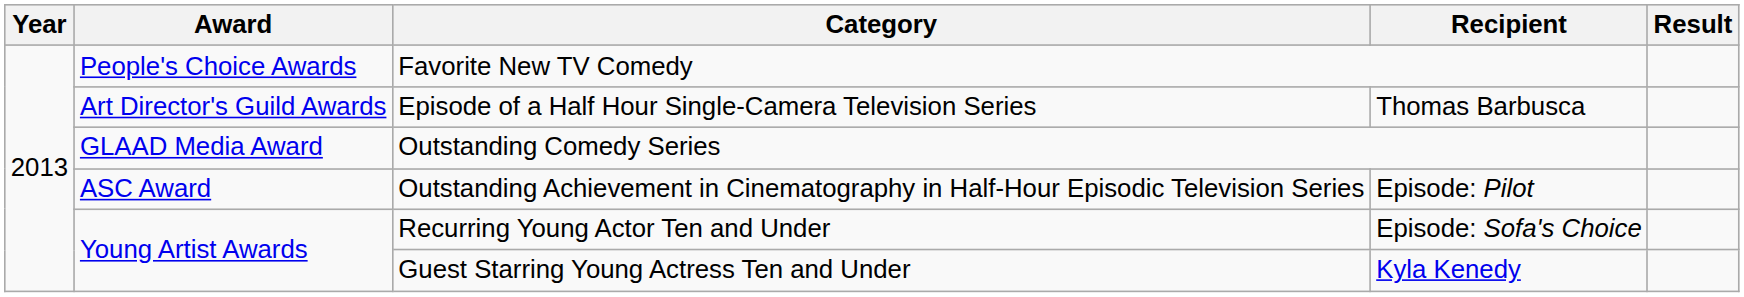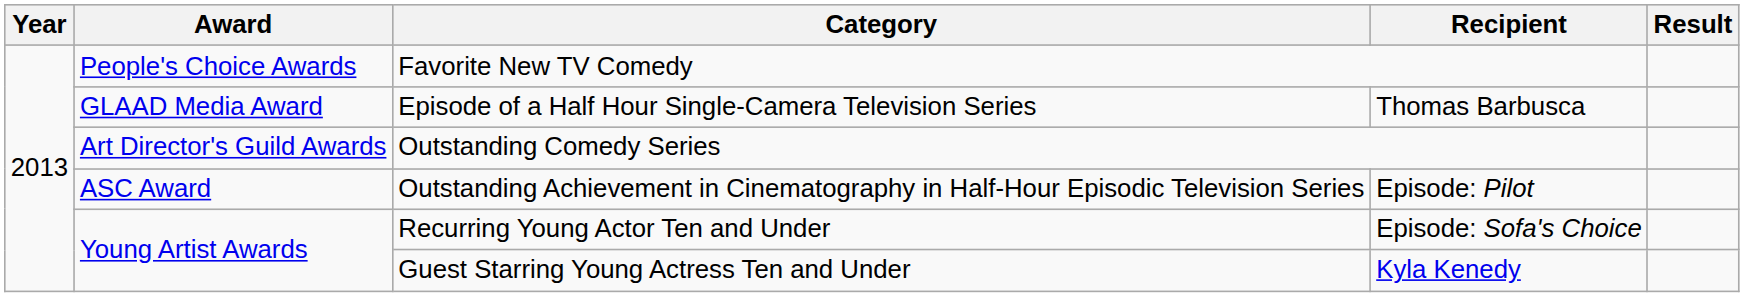(233, 106) Art Director's Guild Awards -> (201, 106) GLAAD Media Award
(201, 147) GLAAD Media Award -> (233, 147) Art Director's Guild Awards
